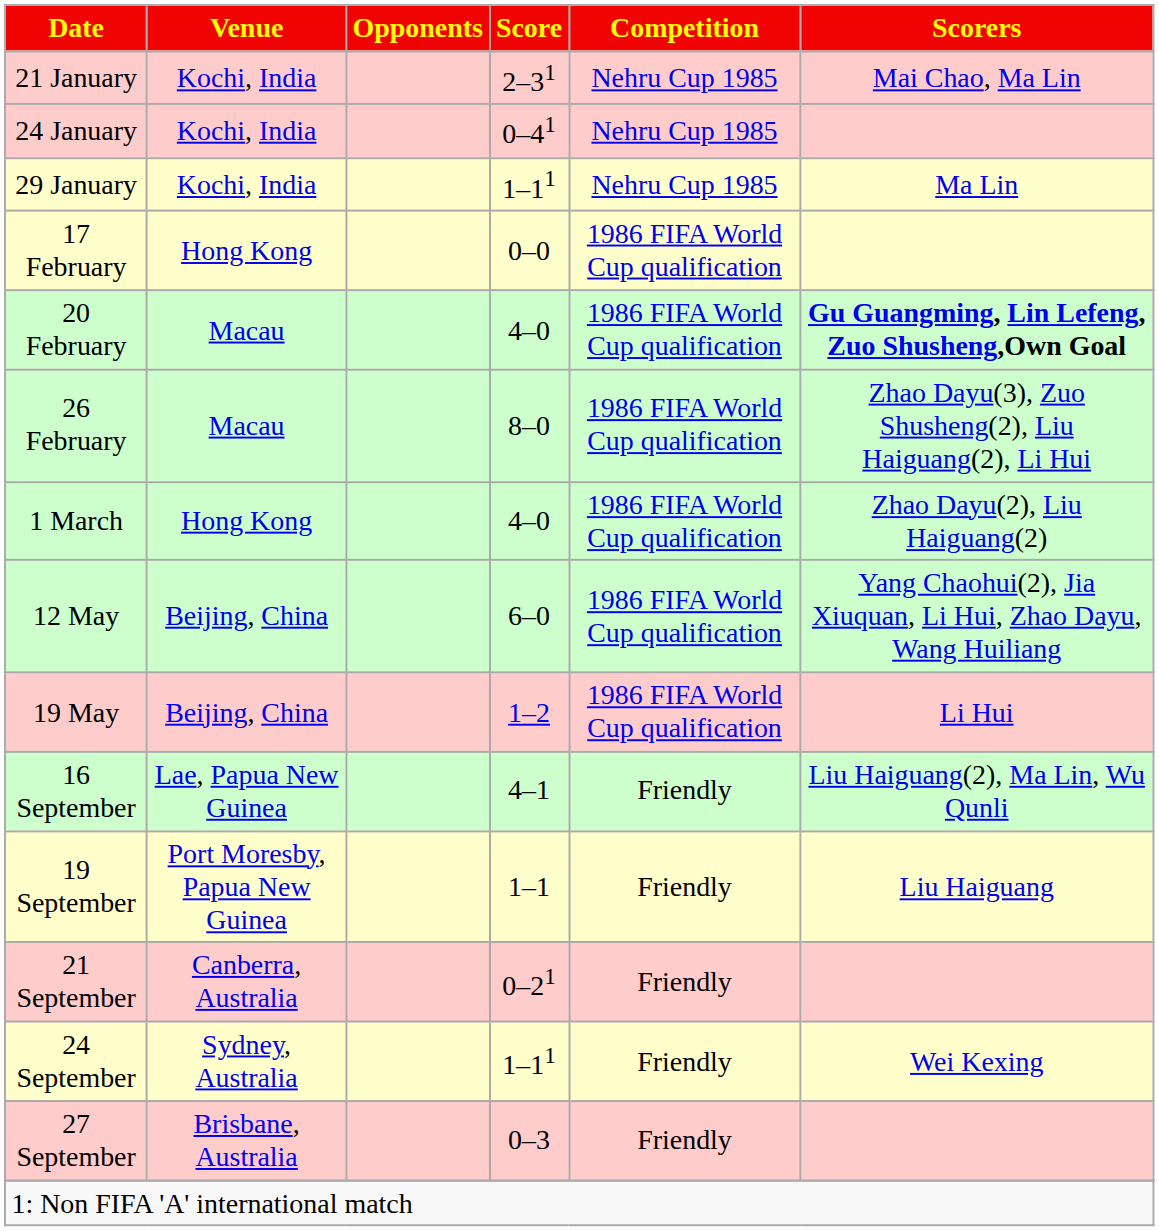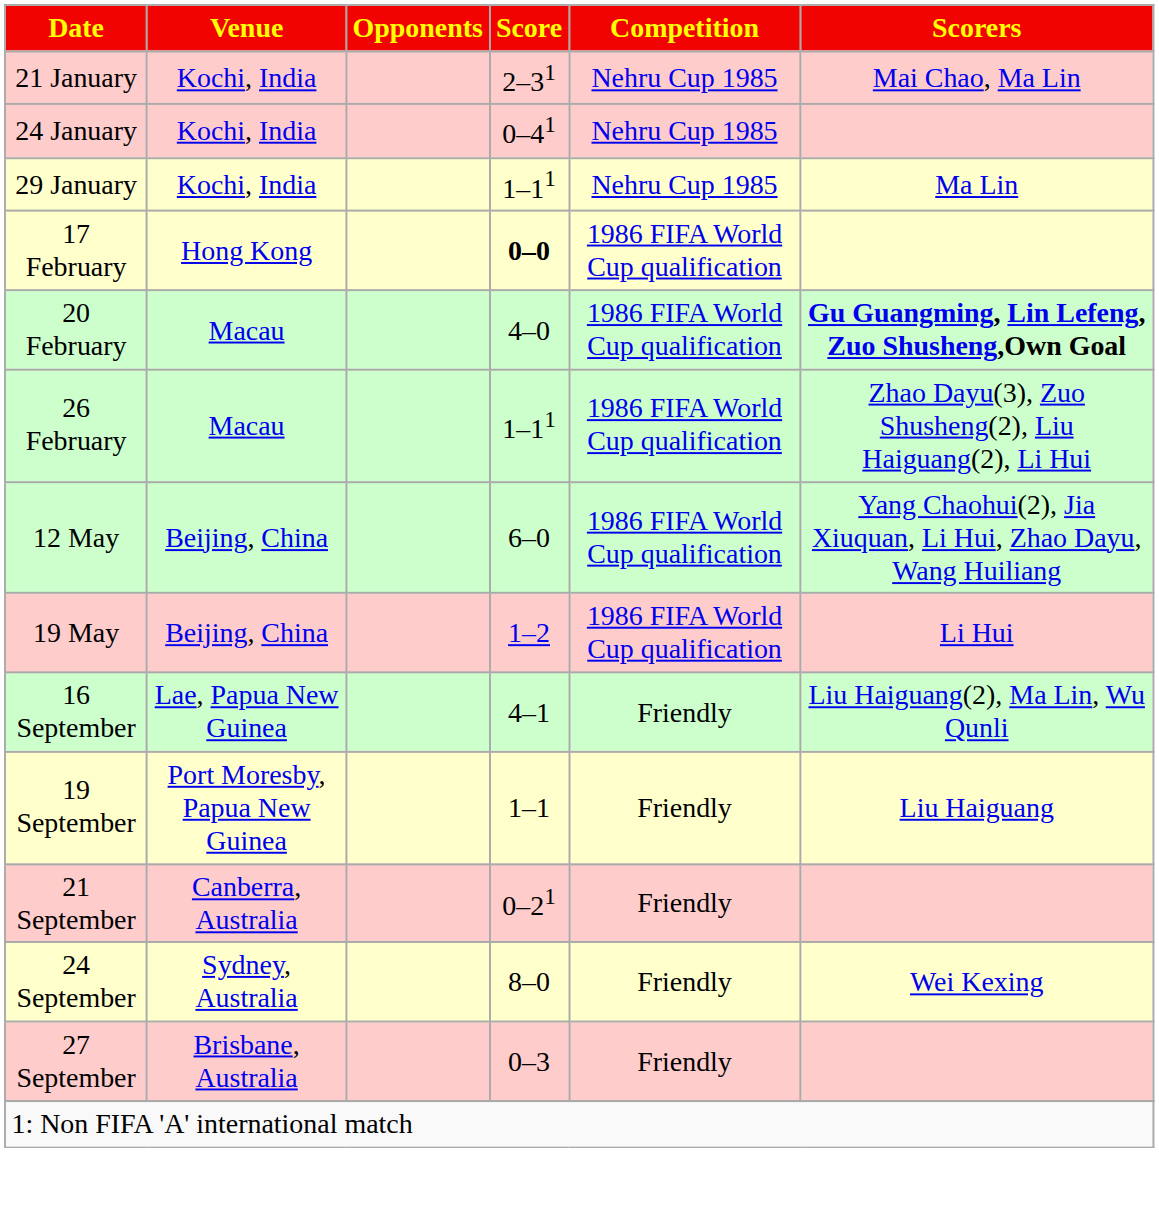(529, 250) normal -> (529, 250) bold
(529, 425) 8–0 -> (529, 425) 1–11
- row: (76, 520)
(529, 1061) 1–11 -> (529, 982) 8–0
